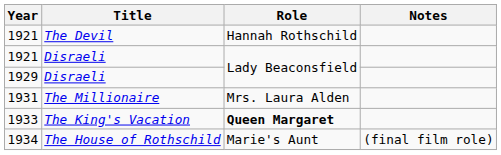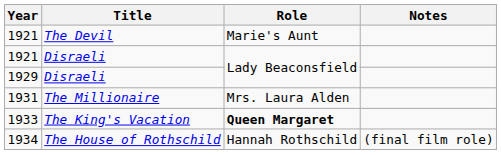(292, 36) Hannah Rothschild -> (273, 36) Marie's Aunt
(273, 139) Marie's Aunt -> (292, 139) Hannah Rothschild
